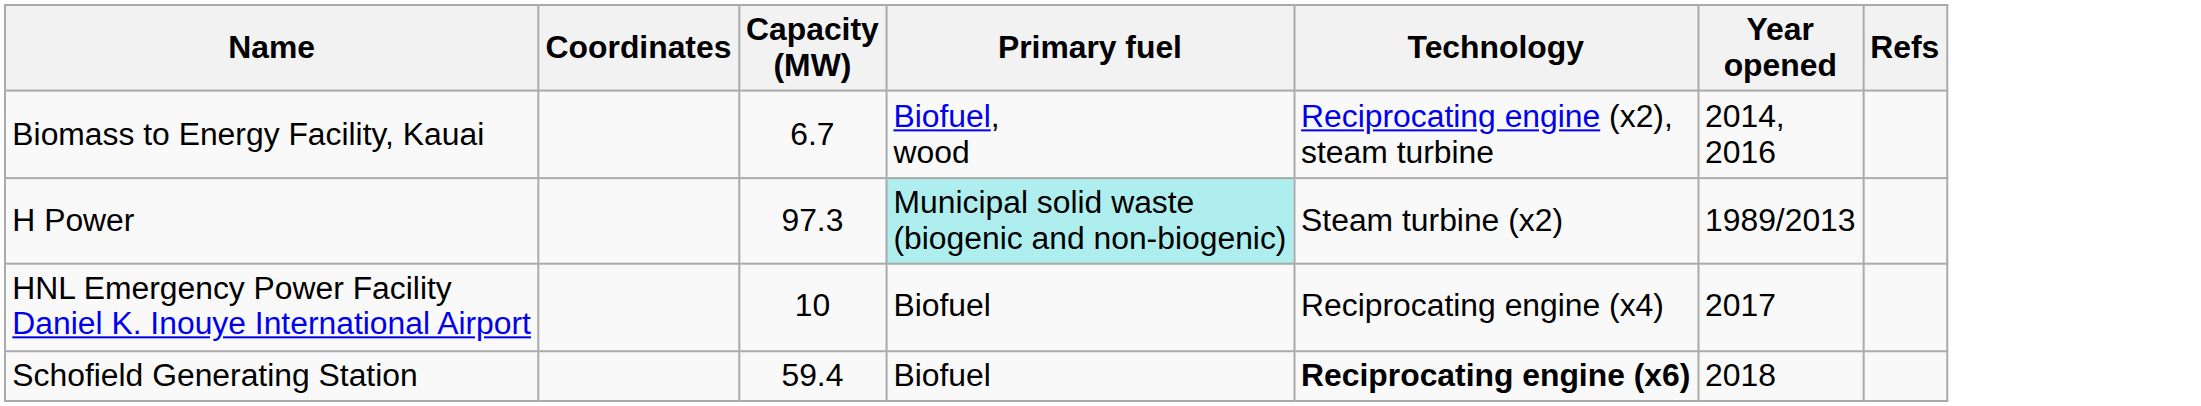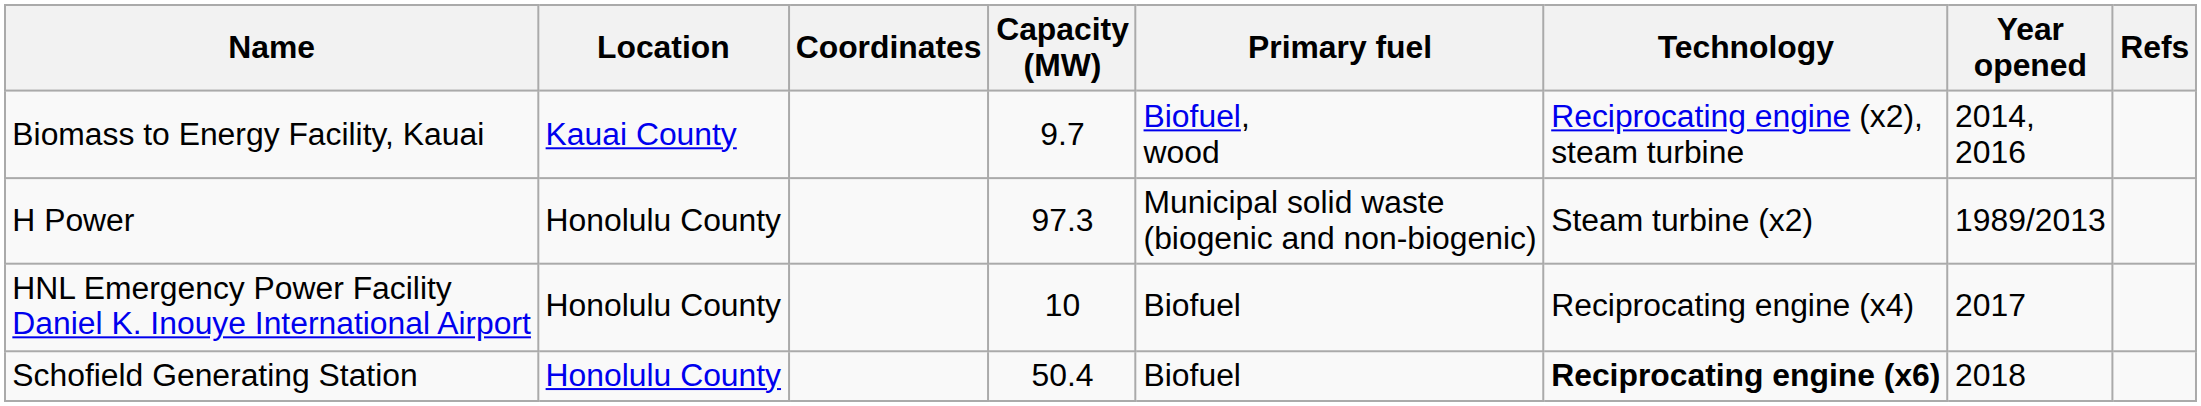+ column: (663, 47)
(812, 133) 6.7 -> (1062, 133) 9.7
(1090, 220) paleturquoise background -> (1340, 220) no background
(812, 375) 59.4 -> (1063, 375) 50.4
